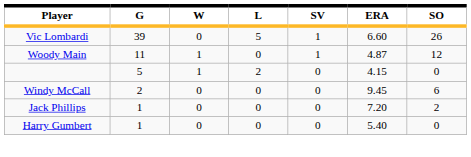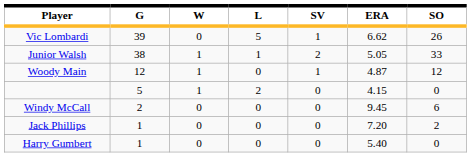(377, 36) 6.60 -> (377, 36) 6.62
+ row: (57, 54)
(140, 54) 11 -> (140, 72) 12
